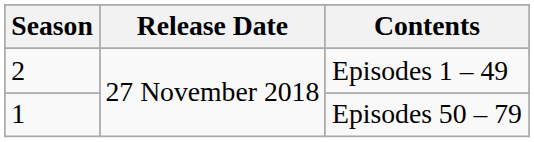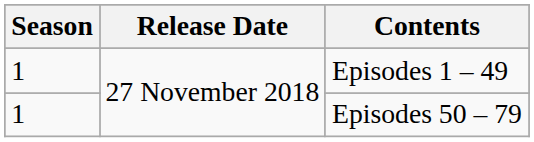(18, 70) 2 -> (18, 70) 1
